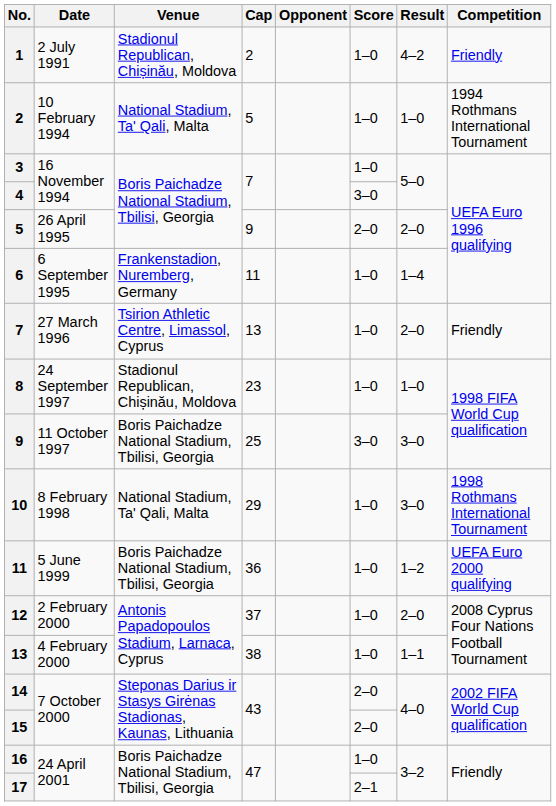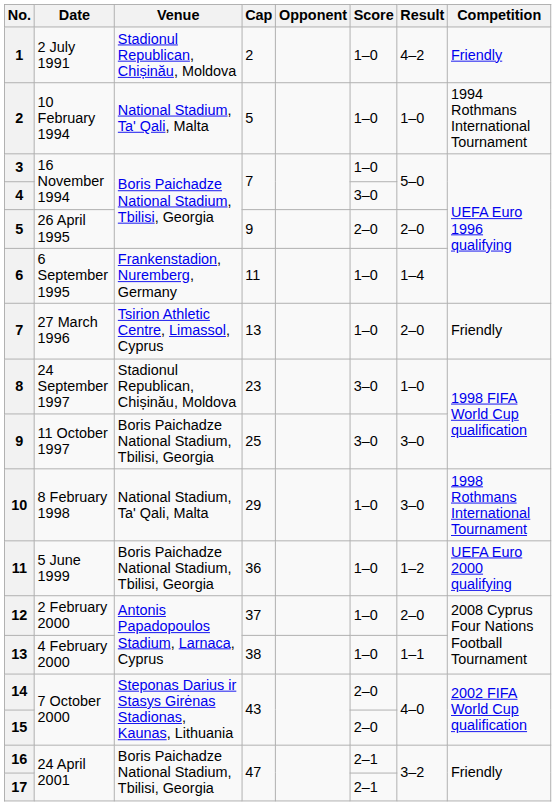(366, 386) 1–0 -> (366, 386) 3–0
(366, 759) 1–0 -> (366, 759) 2–1
